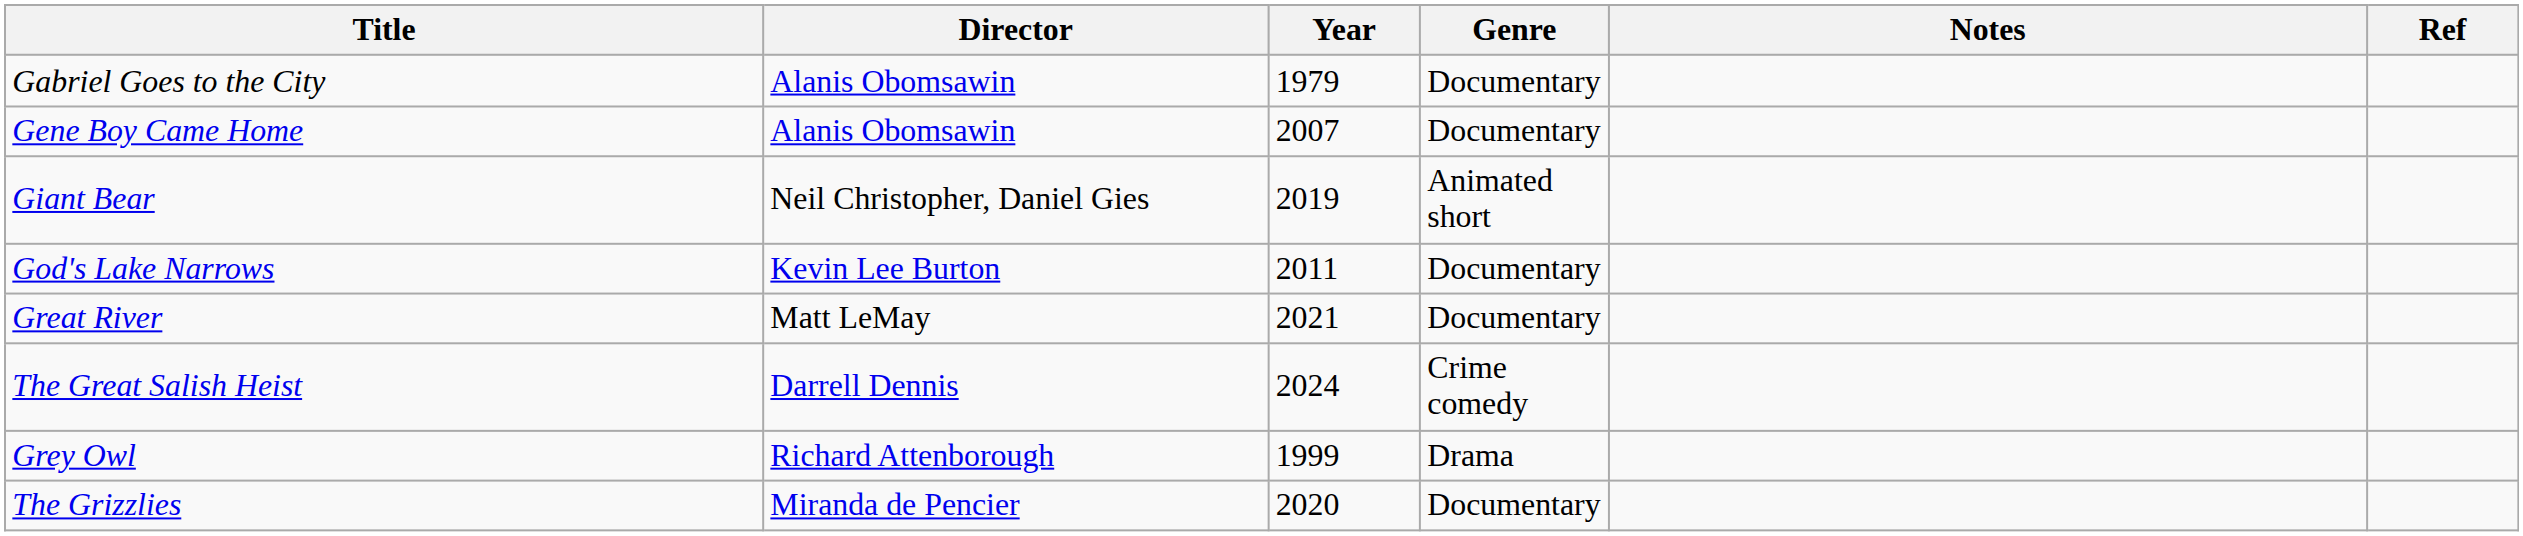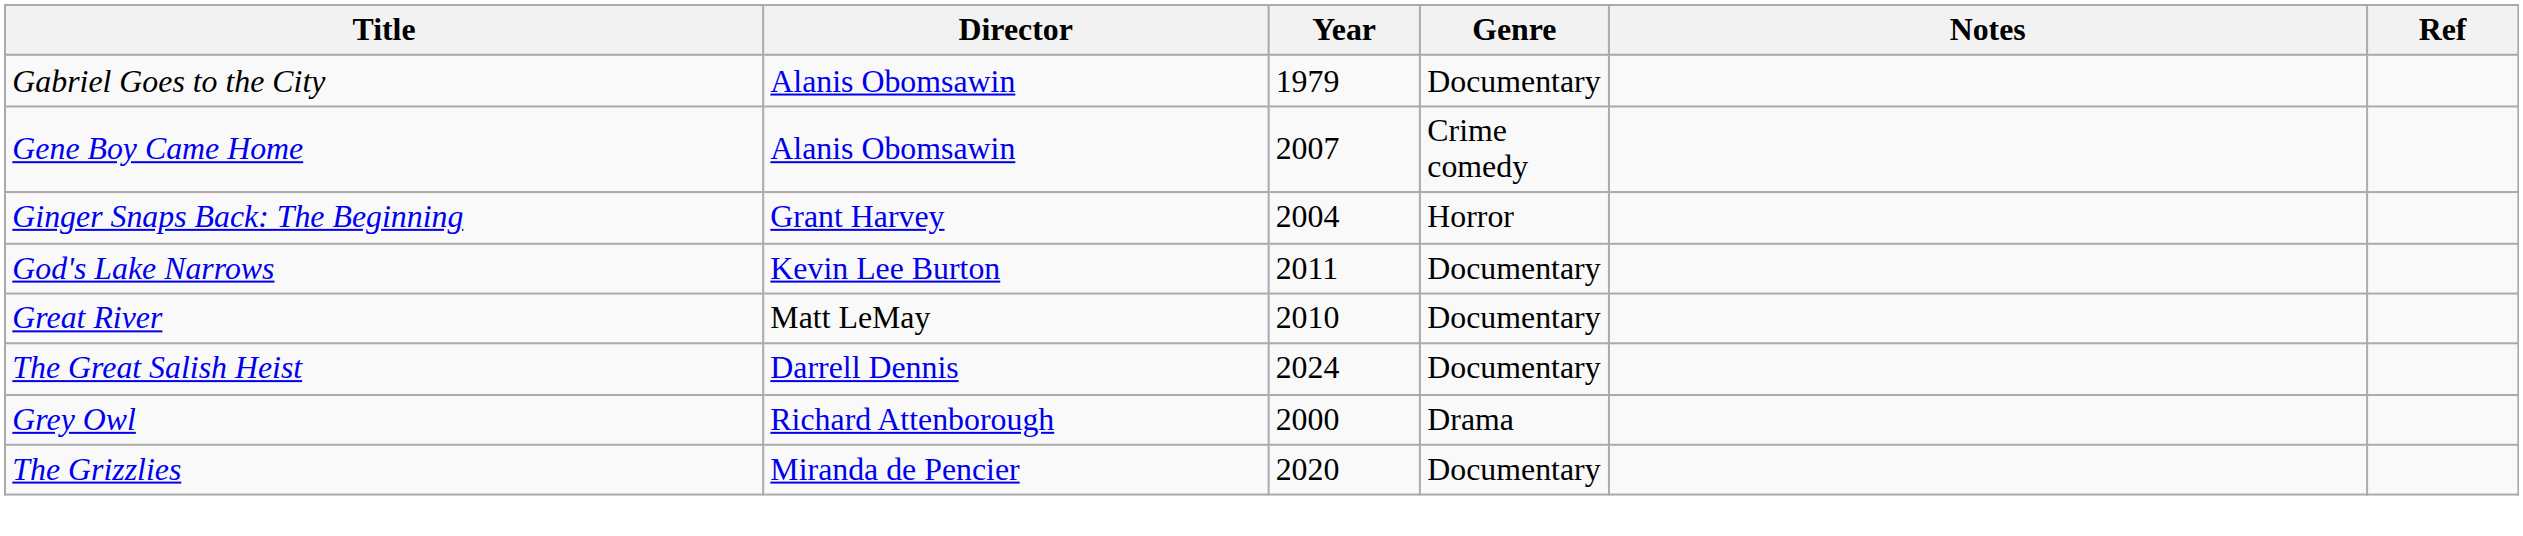(1514, 130) Documentary -> (1478, 148) Crime comedy
- row: (84, 199)
+ row: (238, 217)
(1308, 318) 2021 -> (1308, 318) 2010
(1478, 386) Crime comedy -> (1514, 368) Documentary
(1308, 454) 1999 -> (1308, 419) 2000
